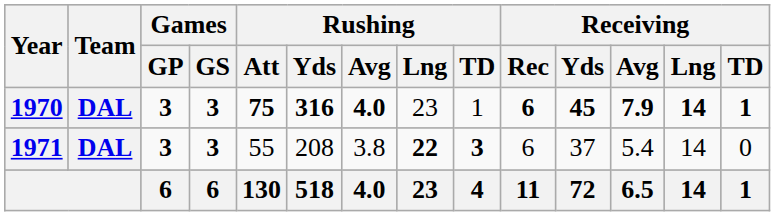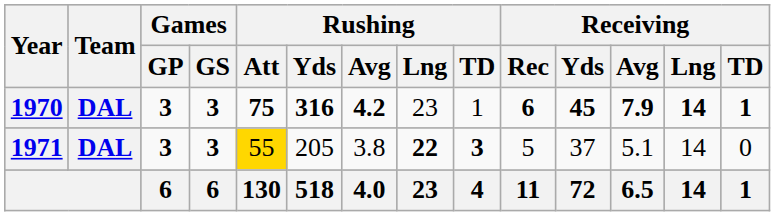(369, 107) 4.0 -> (369, 107) 4.2
(261, 148) no background -> (261, 148) gold background
(314, 148) 208 -> (314, 148) 205
(528, 148) 6 -> (528, 148) 5
(637, 148) 5.4 -> (637, 148) 5.1
